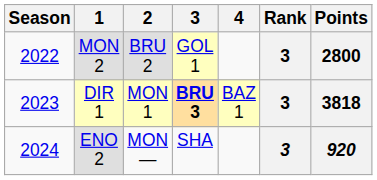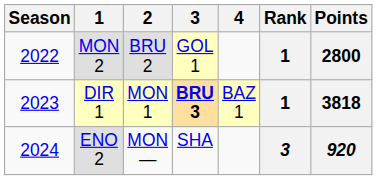(285, 55) 3 -> (285, 55) 1
(285, 103) 3 -> (285, 103) 1
